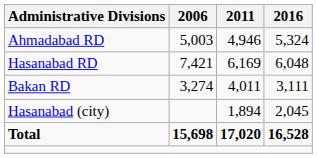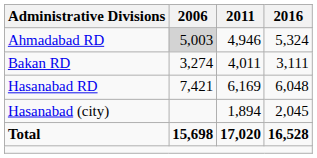(196, 39) no background -> (196, 39) lightgrey background
rows swapped: (39, 87) <-> (53, 63)
